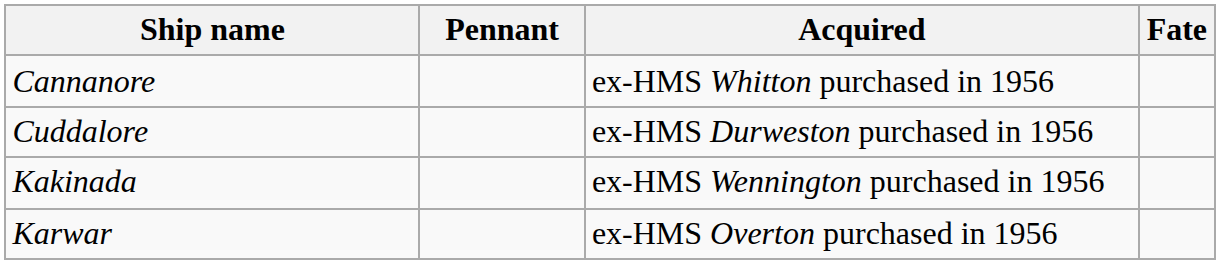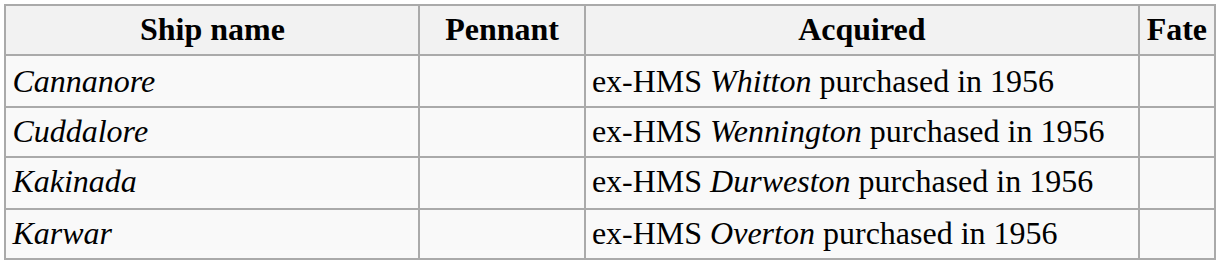(843, 131) ex-HMS Durweston purchased in 1956 -> (848, 131) ex-HMS Wennington purchased in 1956
(848, 182) ex-HMS Wennington purchased in 1956 -> (843, 182) ex-HMS Durweston purchased in 1956
